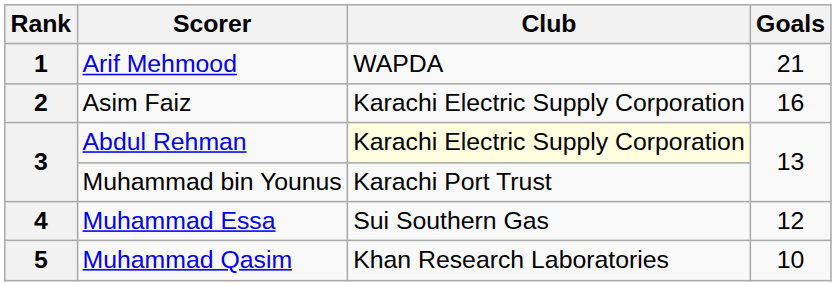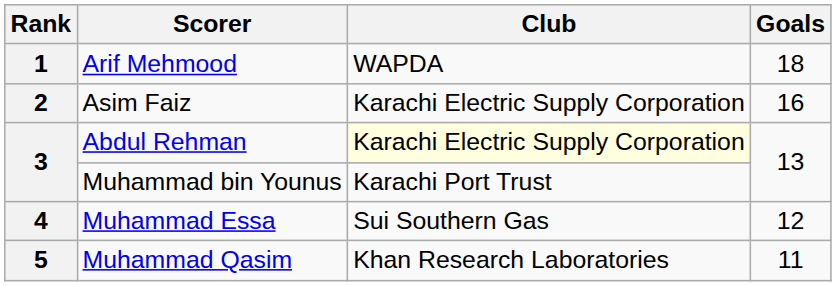(791, 63) 21 -> (791, 63) 18
(791, 260) 10 -> (791, 260) 11
